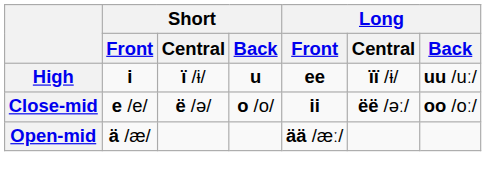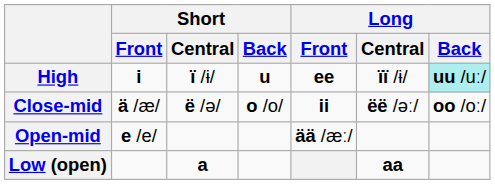(450, 77) no background -> (459, 77) paleturquoise background
(130, 106) e /e/ -> (139, 106) ä /æ/
(130, 135) ä /æ/ -> (139, 135) e /e/
+ row: (58, 164)
